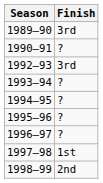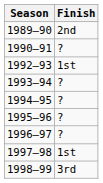(67, 30) 3rd -> (67, 30) 2nd
(67, 65) 3rd -> (67, 65) 1st
(67, 169) 2nd -> (67, 169) 3rd
